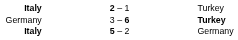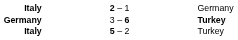(211, 8) Turkey -> (216, 8) Germany
(24, 20) normal -> (23, 20) bold
(216, 31) Germany -> (211, 31) Turkey
